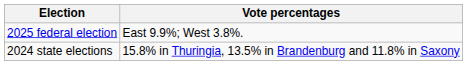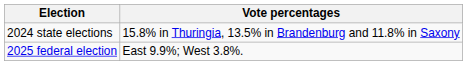rows swapped: (60, 51) <-> (62, 32)
